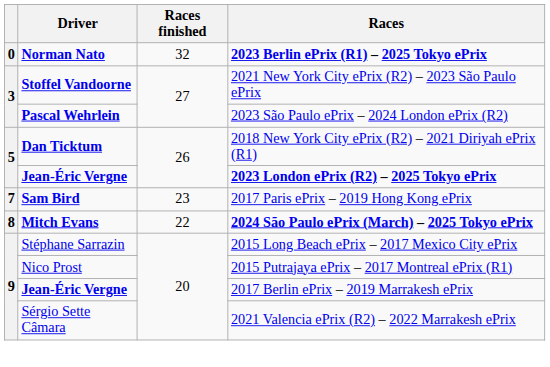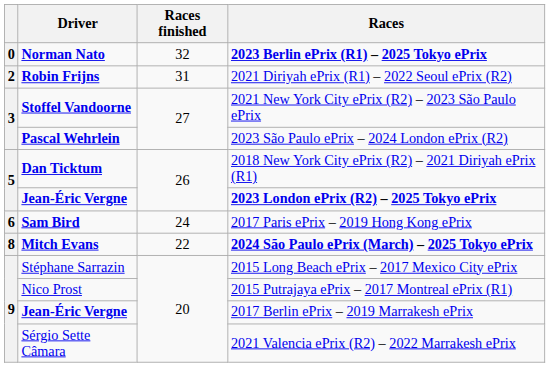+ row: (371, 76)
(11, 199) 7 -> (11, 221) 6
(182, 199) 23 -> (182, 221) 24
